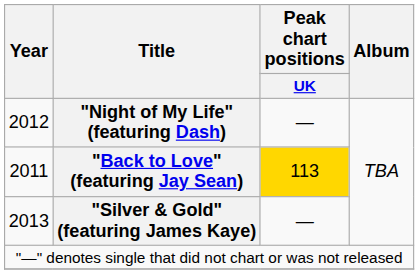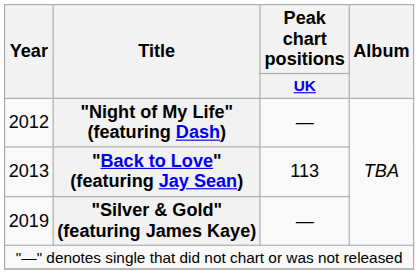(29, 171) 2011 -> (29, 171) 2013
(305, 171) gold background -> (305, 171) no background
(29, 220) 2013 -> (29, 220) 2019
